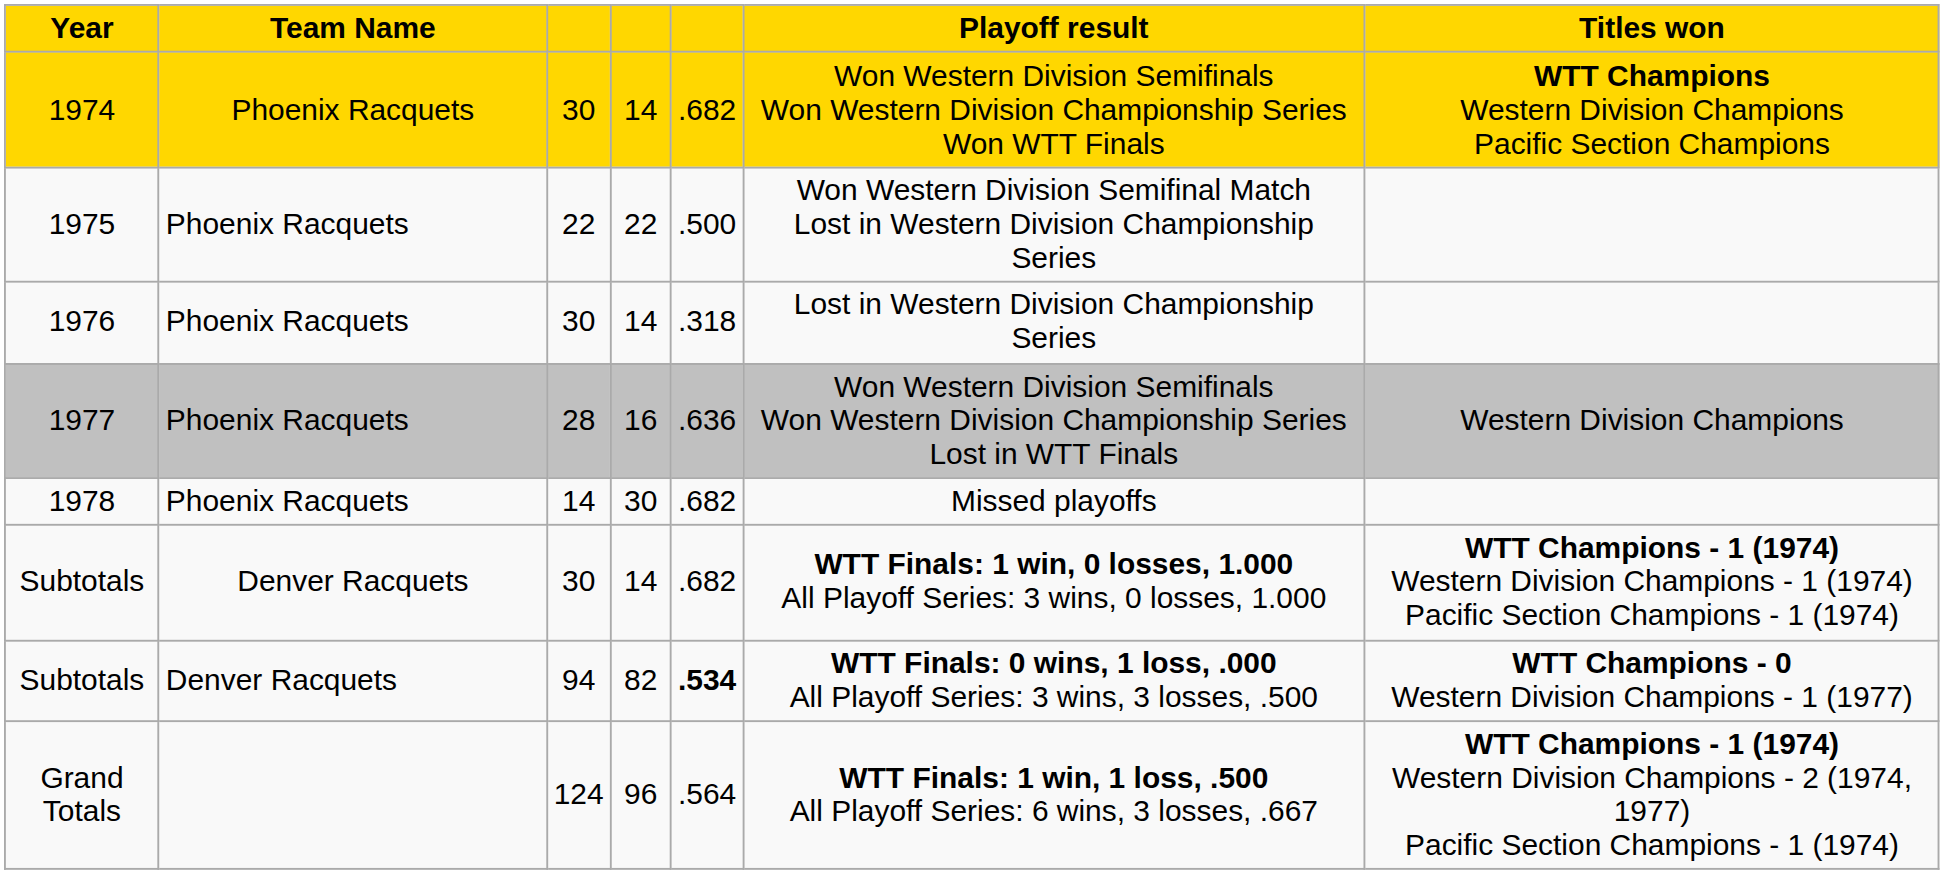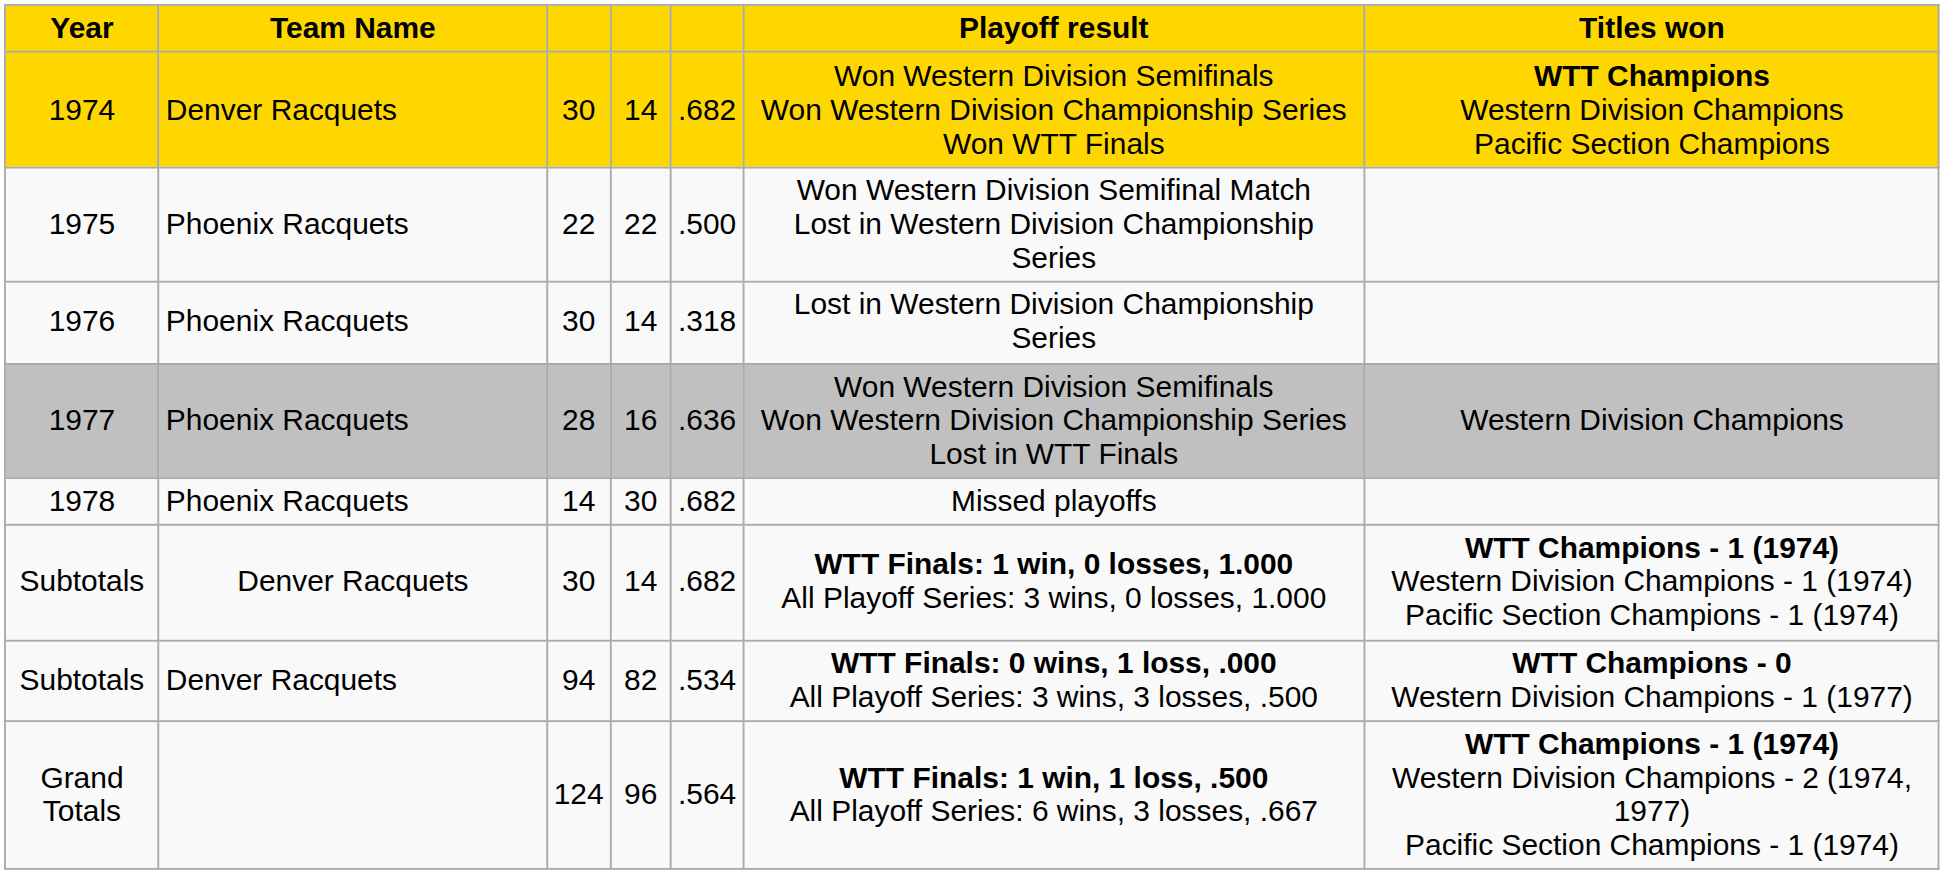(353, 109) Phoenix Racquets -> (281, 109) Denver Racquets
(707, 680) bold -> (707, 680) normal
